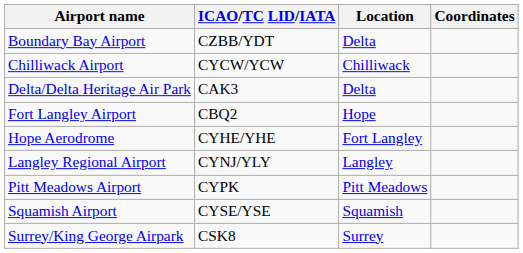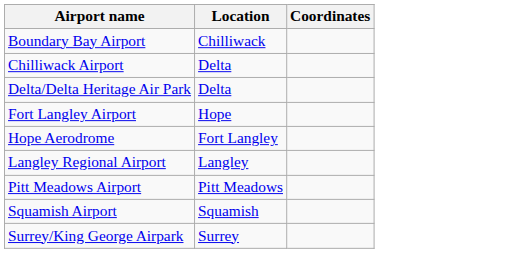- column: (267, 16)
(359, 41) Delta -> (232, 41) Chilliwack
(376, 65) Chilliwack -> (215, 65) Delta
